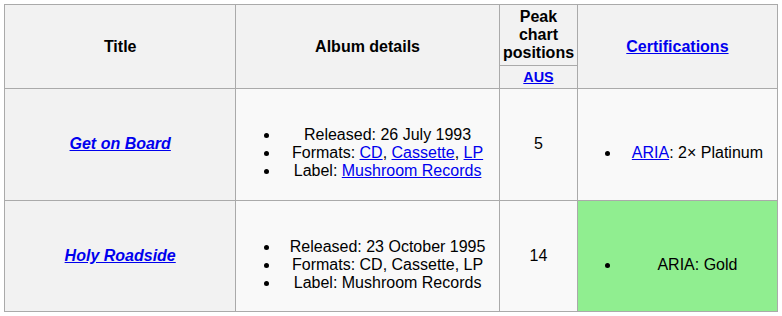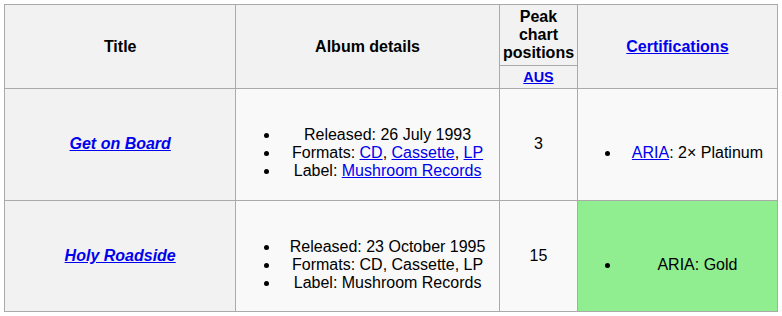(538, 144) 5 -> (538, 144) 3
(538, 255) 14 -> (538, 255) 15
